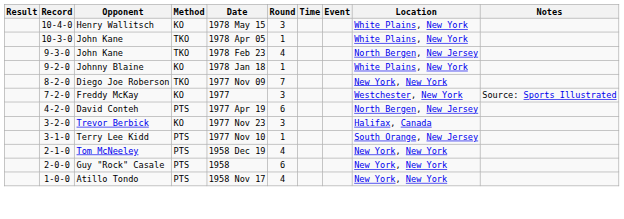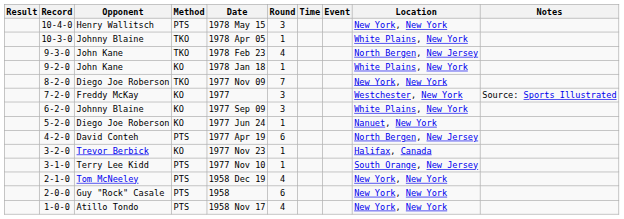(179, 25) KO -> (181, 25) PTS
(411, 25) White Plains, New York -> (401, 25) New York, New York
(100, 39) John Kane -> (110, 39) Johnny Blaine
(110, 67) Johnny Blaine -> (100, 67) John Kane
+ row: (57, 109)
+ row: (57, 123)
(283, 123) 3 -> (283, 151) 1
